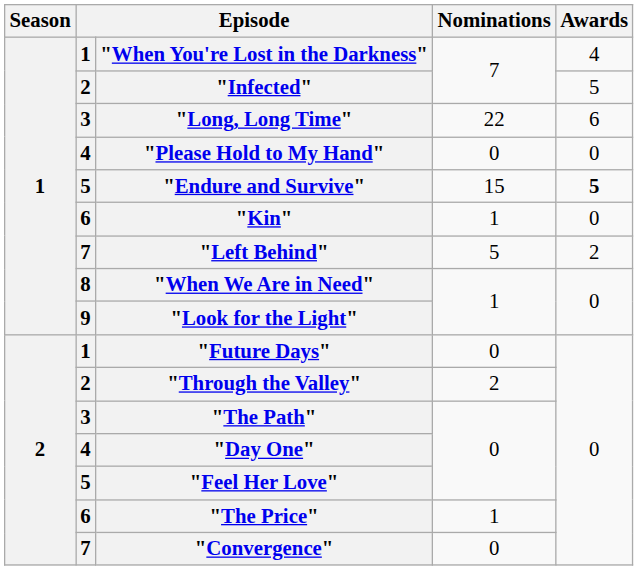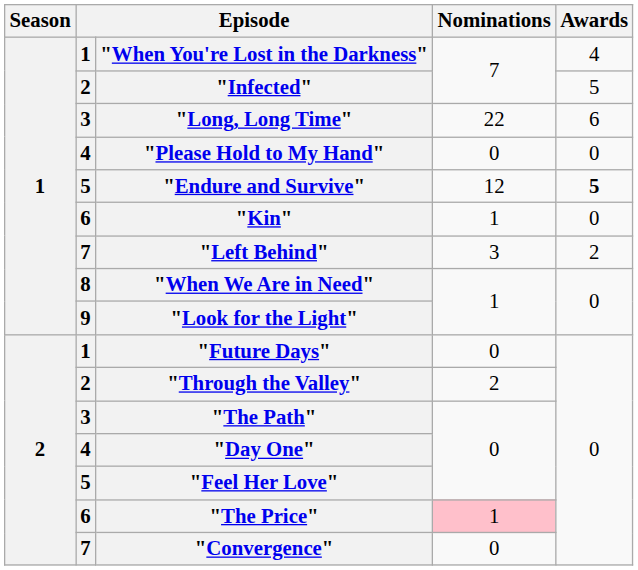(494, 185) 15 -> (494, 185) 12
(494, 251) 5 -> (494, 251) 3
(494, 515) no background -> (494, 515) pink background
